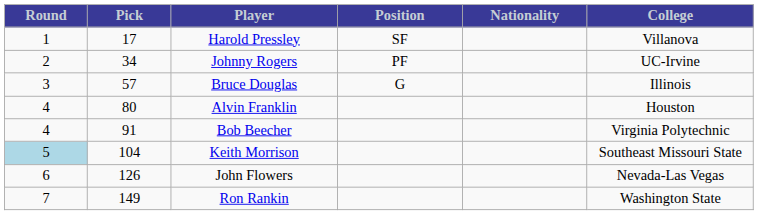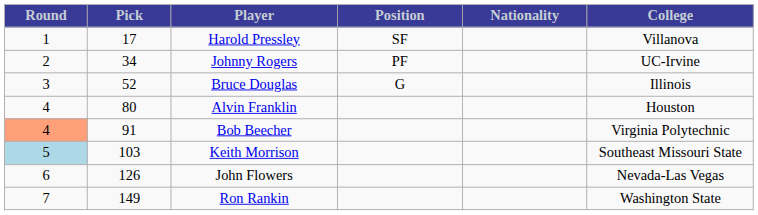(129, 84) 57 -> (129, 84) 52
(46, 130) no background -> (46, 130) lightsalmon background
(129, 152) 104 -> (129, 152) 103
